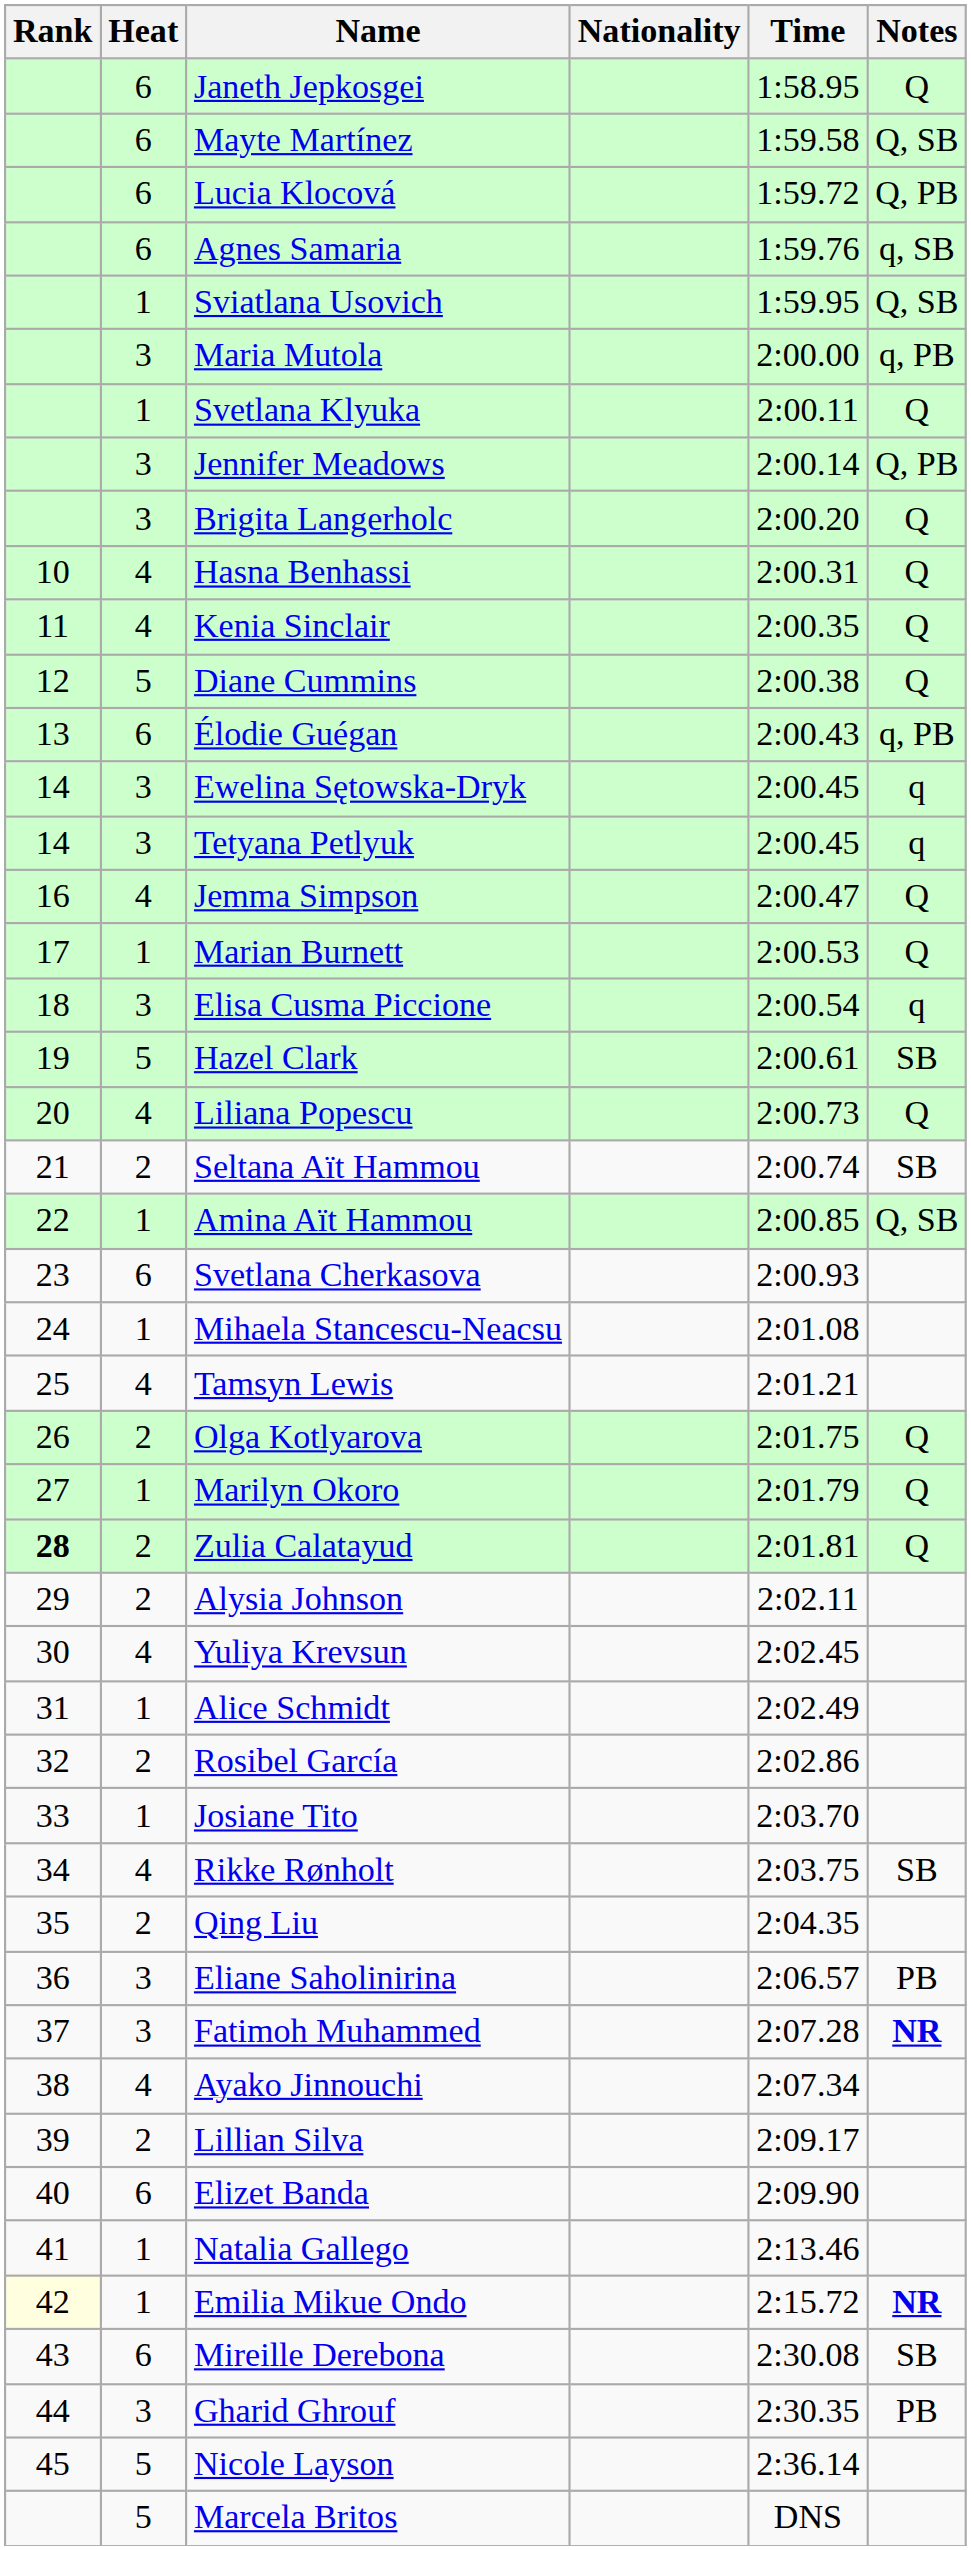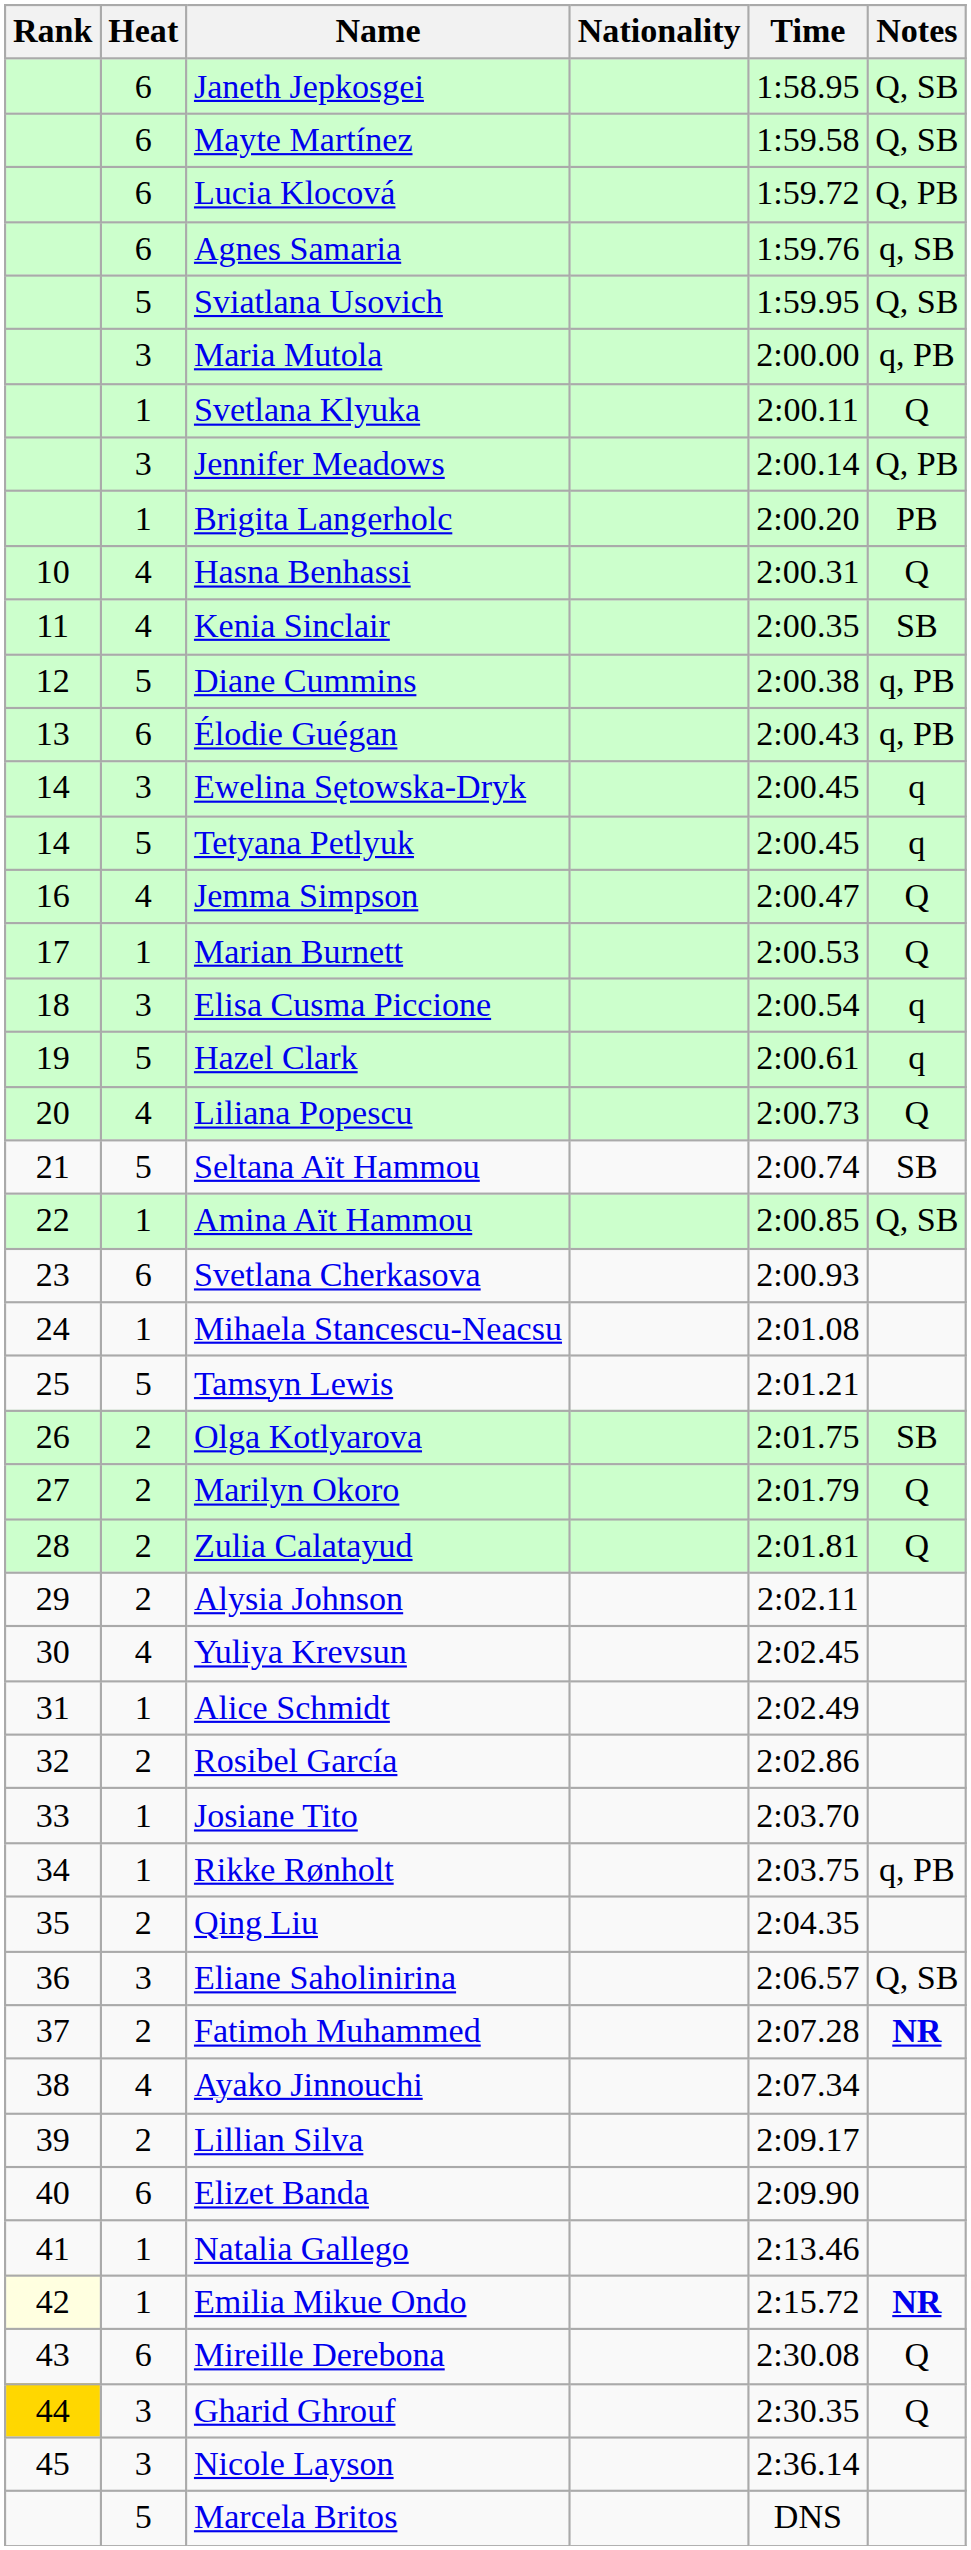(917, 85) Q -> (917, 85) Q, SB
(143, 301) 1 -> (143, 301) 5
(143, 517) 3 -> (143, 517) 1
(917, 517) Q -> (917, 517) PB
(917, 626) Q -> (917, 626) SB
(917, 680) Q -> (917, 680) q, PB
(143, 842) 3 -> (143, 842) 5
(917, 1058) SB -> (917, 1058) q
(143, 1166) 2 -> (143, 1166) 5
(143, 1382) 4 -> (143, 1382) 5
(917, 1436) Q -> (917, 1436) SB
(143, 1490) 1 -> (143, 1490) 2
(53, 1544) bold -> (53, 1544) normal
(143, 1869) 4 -> (143, 1869) 1
(917, 1869) SB -> (917, 1869) q, PB
(917, 1977) PB -> (917, 1977) Q, SB
(143, 2031) 3 -> (143, 2031) 2
(917, 2355) SB -> (917, 2355) Q
(53, 2409) no background -> (53, 2409) gold background
(917, 2409) PB -> (917, 2409) Q
(143, 2463) 5 -> (143, 2463) 3
